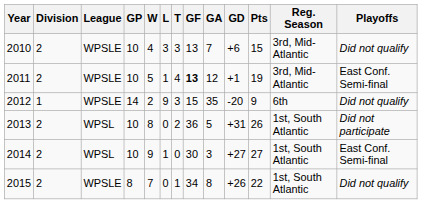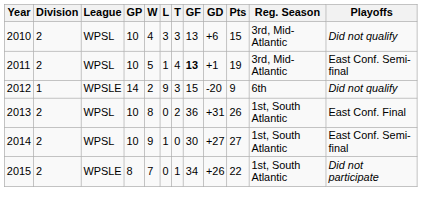- column: (214, 19)
(102, 48) WPSLE -> (99, 36) WPSL
(102, 78) WPSLE -> (99, 65) WPSL
(365, 124) Did not participate -> (367, 112) East Conf. Final
(374, 183) Did not qualify -> (354, 171) Did not participate
